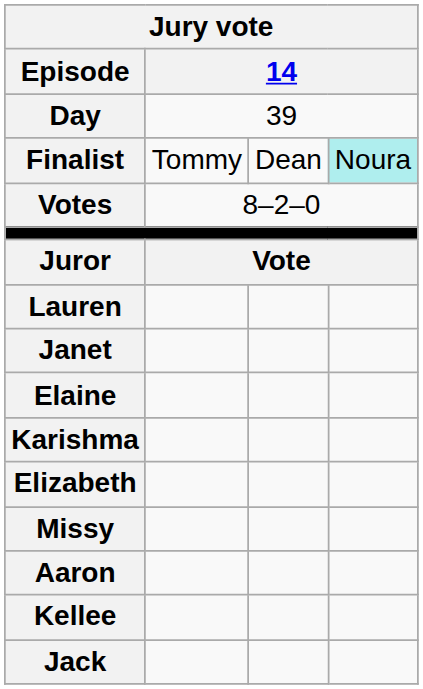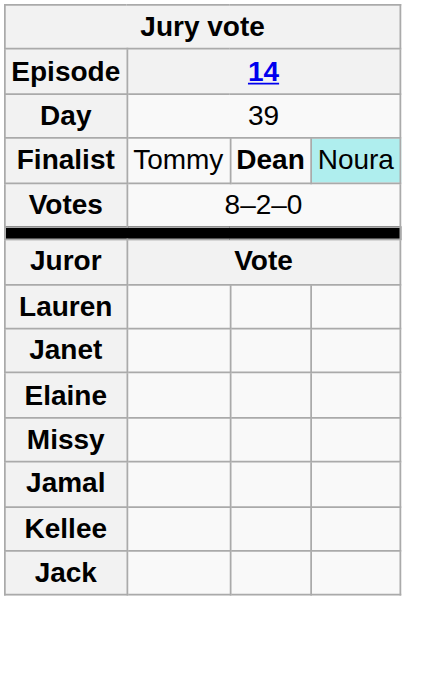(288, 159) normal -> (271, 159) bold
- row: (75, 439)
- row: (75, 483)
- row: (75, 572)
+ row: (66, 483)
